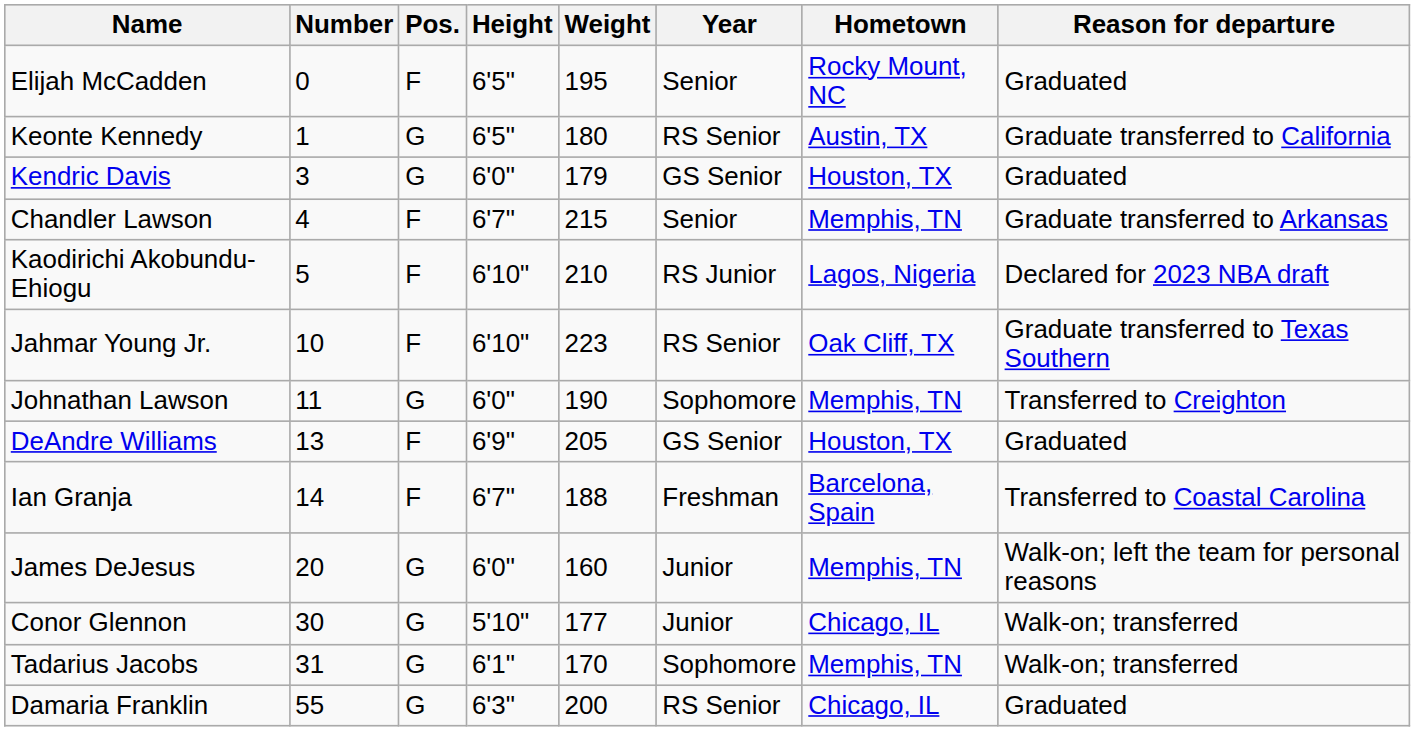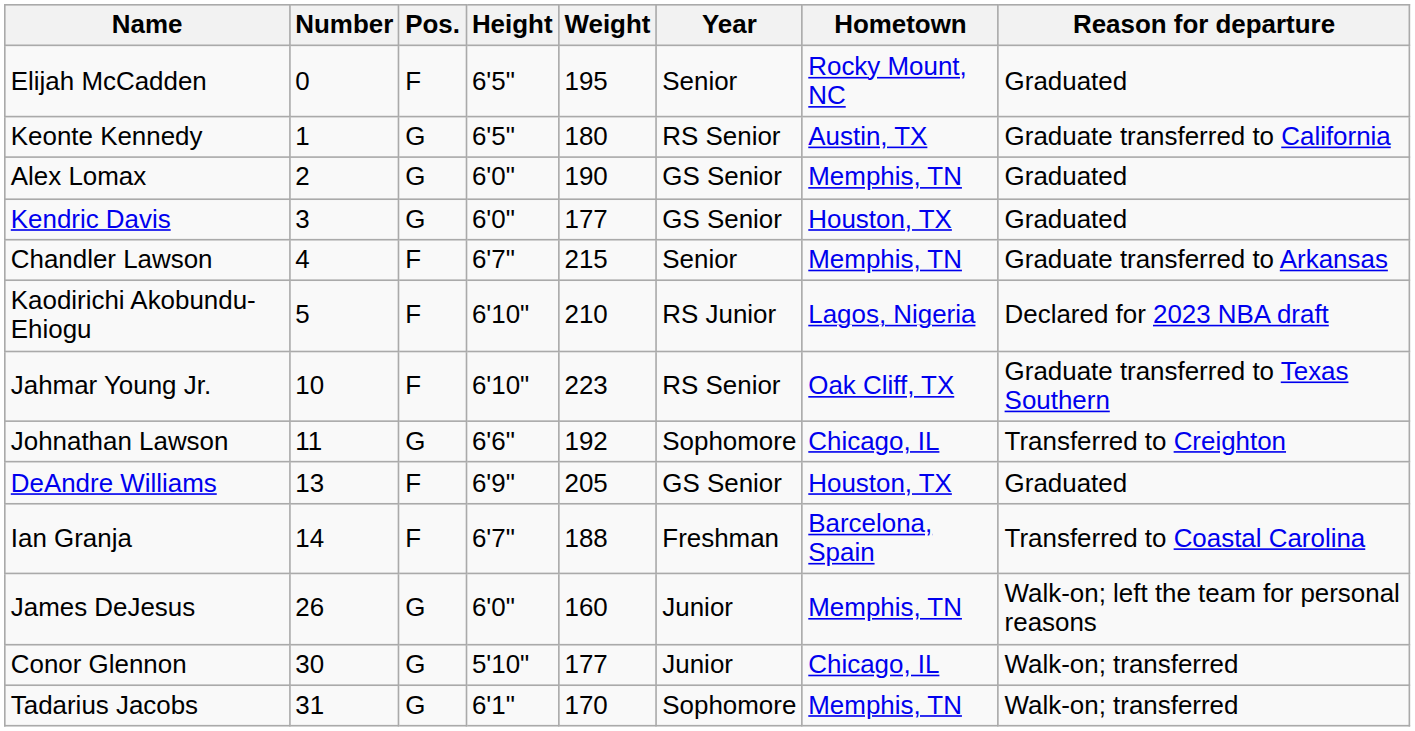+ row: (78, 177)
(586, 177) 179 -> (586, 218) 177
(493, 400) 6'0" -> (493, 441) 6'6"
(586, 400) 190 -> (586, 441) 192
(885, 400) Memphis, TN -> (874, 441) Chicago, IL
(310, 567) 20 -> (310, 608) 26
- row: (109, 705)
